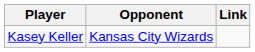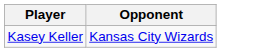- column: (233, 15)
